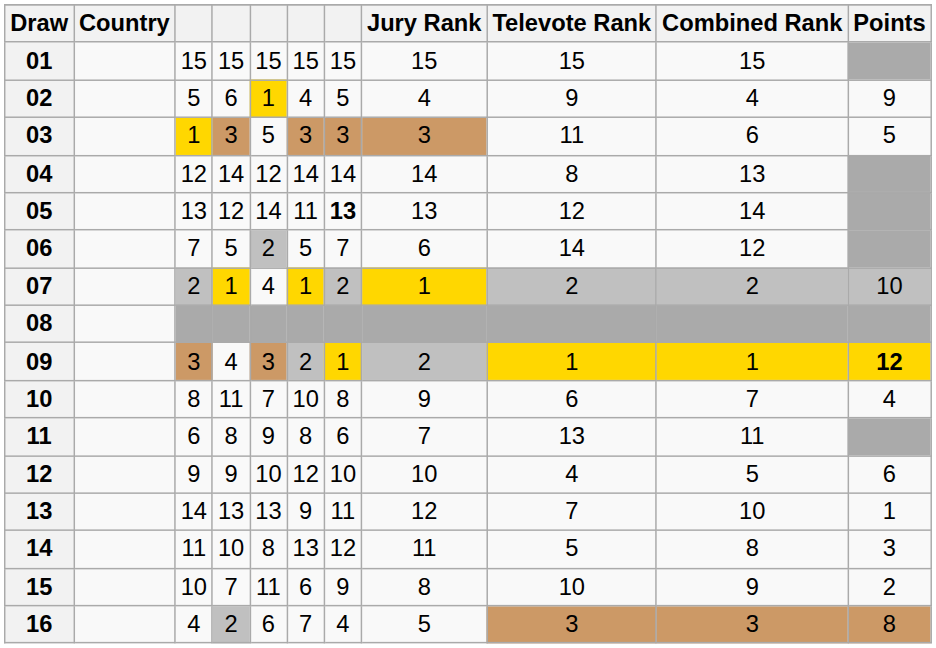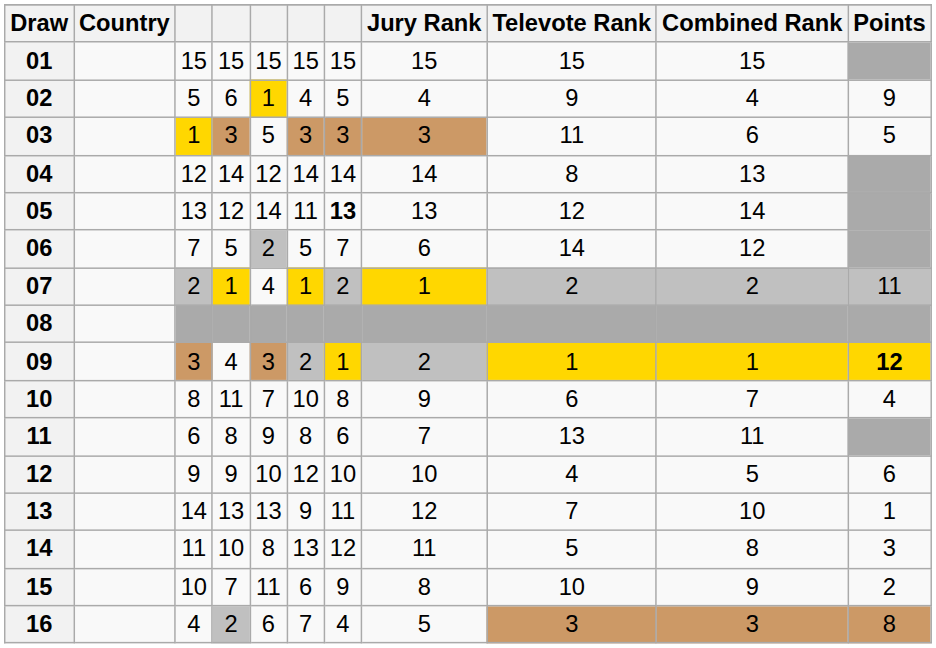(889, 286) 10 -> (889, 286) 11
